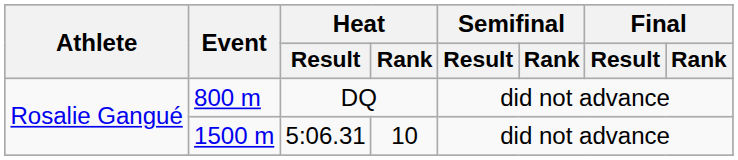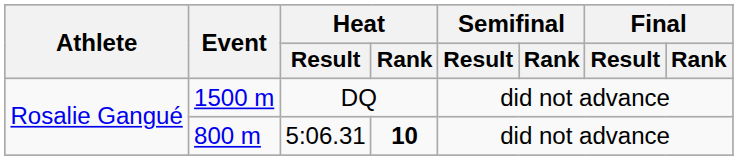(227, 98) 800 m -> (234, 98) 1500 m
(234, 136) 1500 m -> (227, 136) 800 m
(405, 136) normal -> (405, 136) bold
